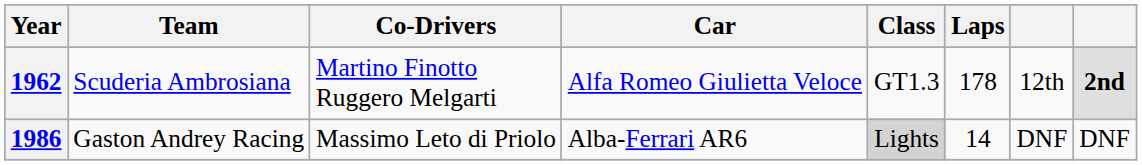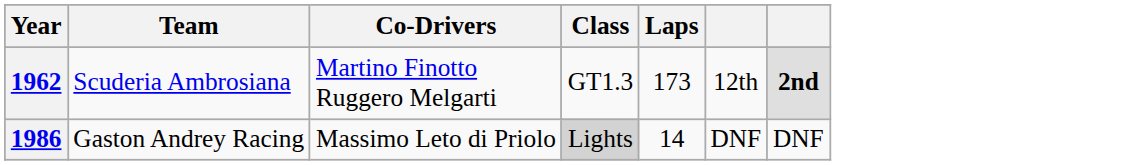- column: (715, 25)
(978, 82) 178 -> (672, 82) 173
